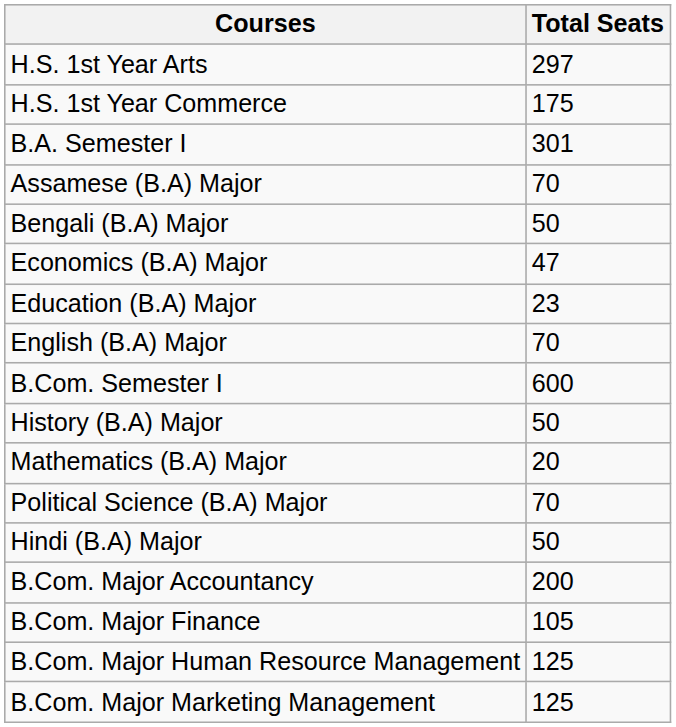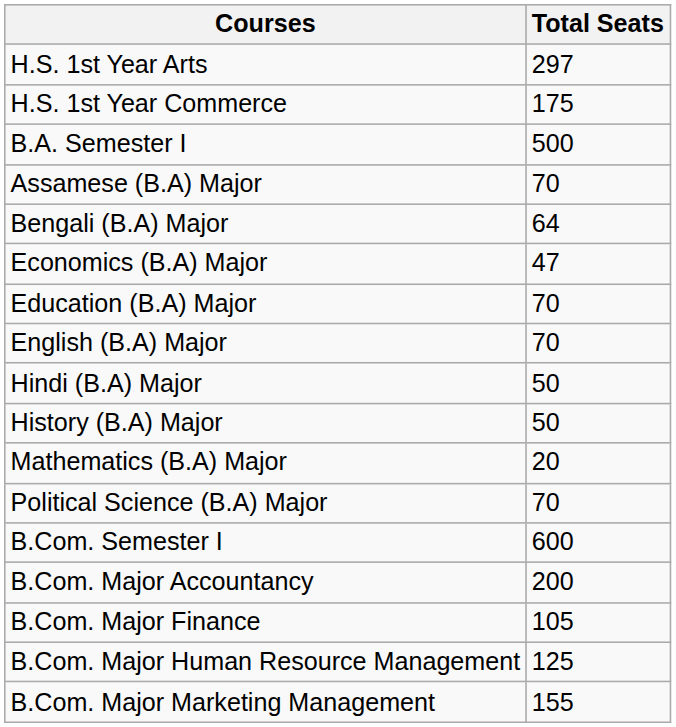(553, 143) 301 -> (553, 143) 500
(546, 223) 50 -> (546, 223) 64
(546, 303) 23 -> (546, 303) 70
rows swapped: (106, 542) <-> (117, 382)
(553, 701) 125 -> (553, 701) 155
